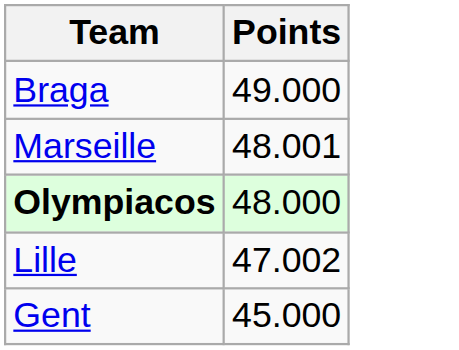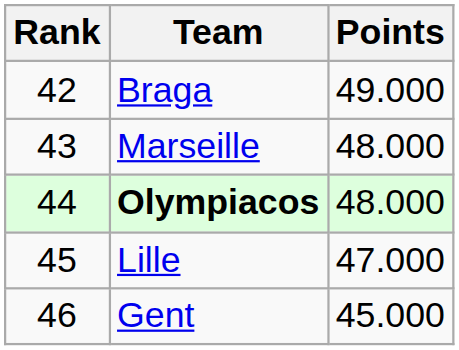+ column: (57, 32)
(287, 145) 48.001 -> (390, 145) 48.000
(287, 259) 47.002 -> (390, 259) 47.000
